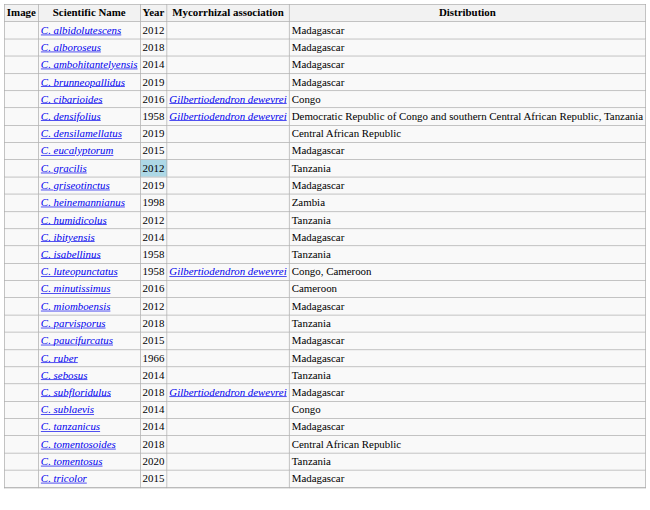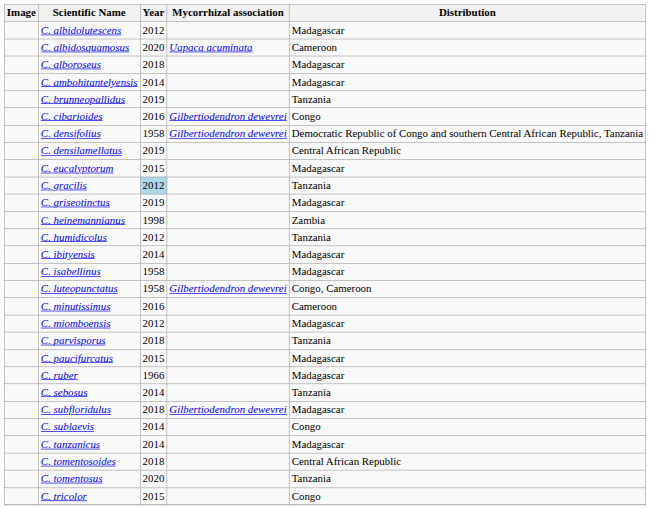+ row: (85, 47)
(318, 82) Madagascar -> (311, 99) Tanzania
(311, 254) Tanzania -> (318, 271) Madagascar
(318, 479) Madagascar -> (306, 496) Congo
